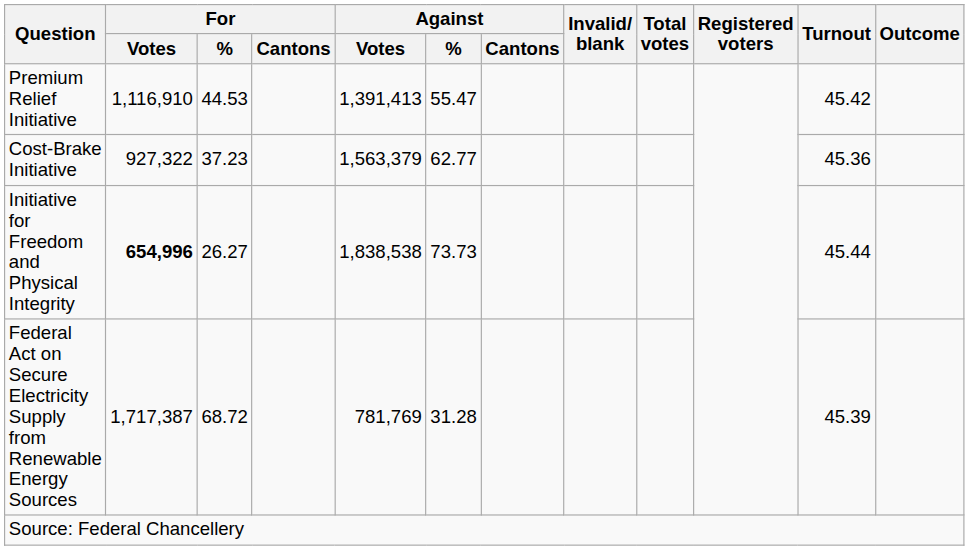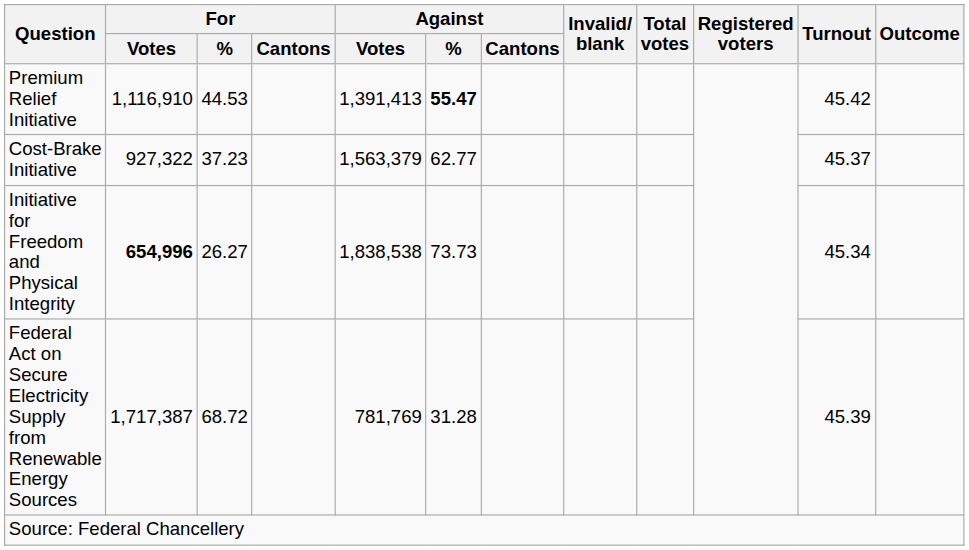(454, 98) normal -> (454, 98) bold
(848, 159) 45.36 -> (848, 159) 45.37
(848, 251) 45.44 -> (848, 251) 45.34
